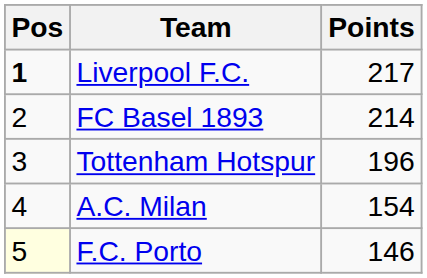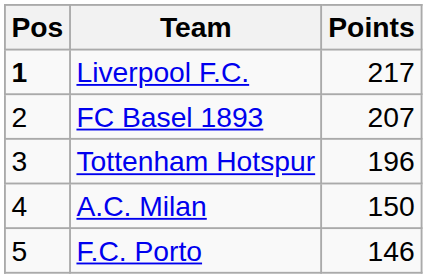(391, 117) 214 -> (391, 117) 207
(391, 207) 154 -> (391, 207) 150
(19, 251) lightyellow background -> (19, 251) no background
